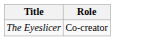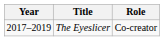+ column: (29, 12)
